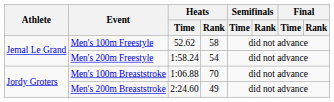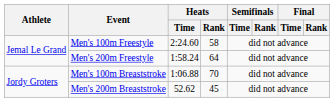(184, 43) 52.62 -> (184, 43) 2:24.60
(214, 58) 54 -> (214, 58) 64
(184, 89) 2:24.60 -> (184, 89) 52.62
(214, 89) 49 -> (214, 89) 45
